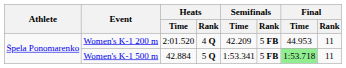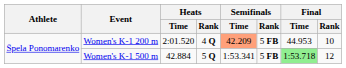(239, 41) no background -> (239, 41) lightsalmon background
(329, 41) 11 -> (329, 41) 10
(329, 56) 11 -> (329, 56) 12
